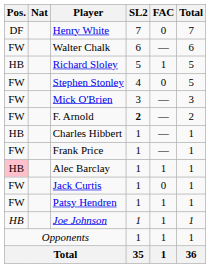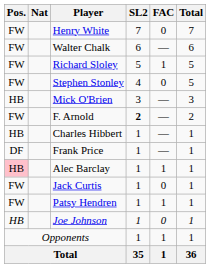(16, 30) DF -> (16, 30) FW
(16, 64) HB -> (16, 64) FW
(16, 99) FW -> (16, 99) HB
(16, 151) FW -> (16, 151) DF
(163, 220) 1 -> (163, 220) 0
